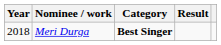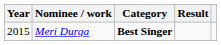(18, 31) 2018 -> (18, 31) 2015
